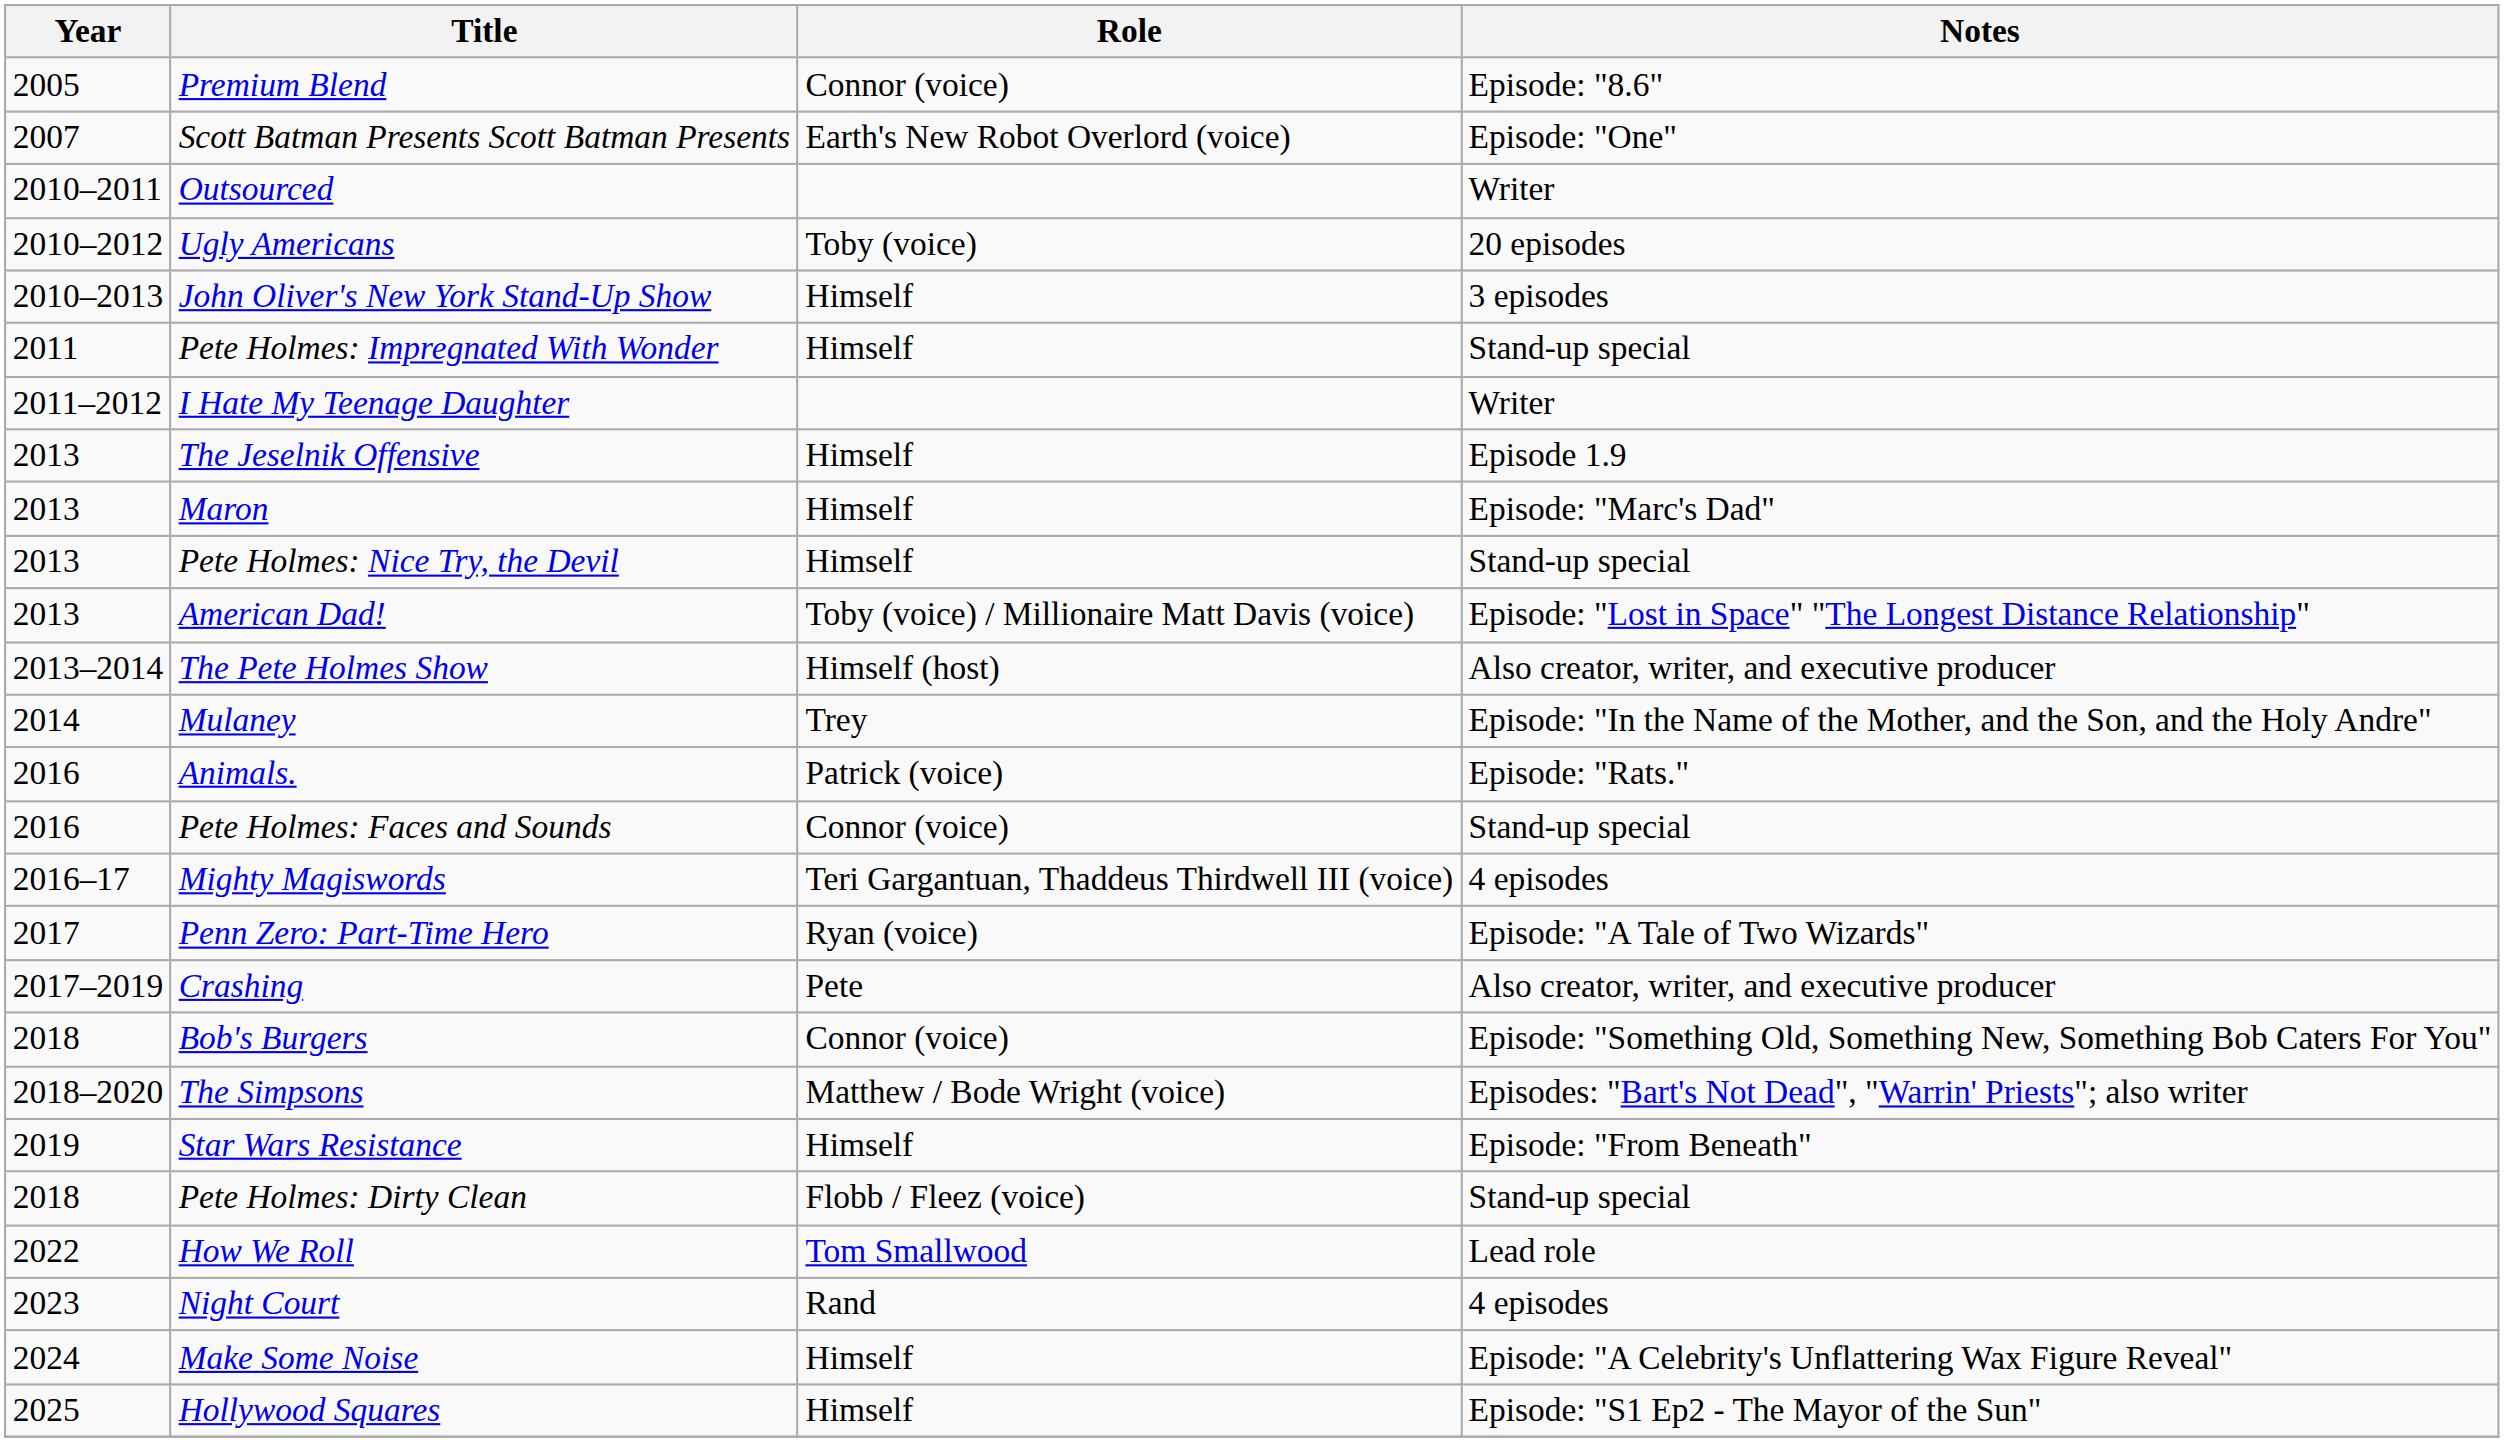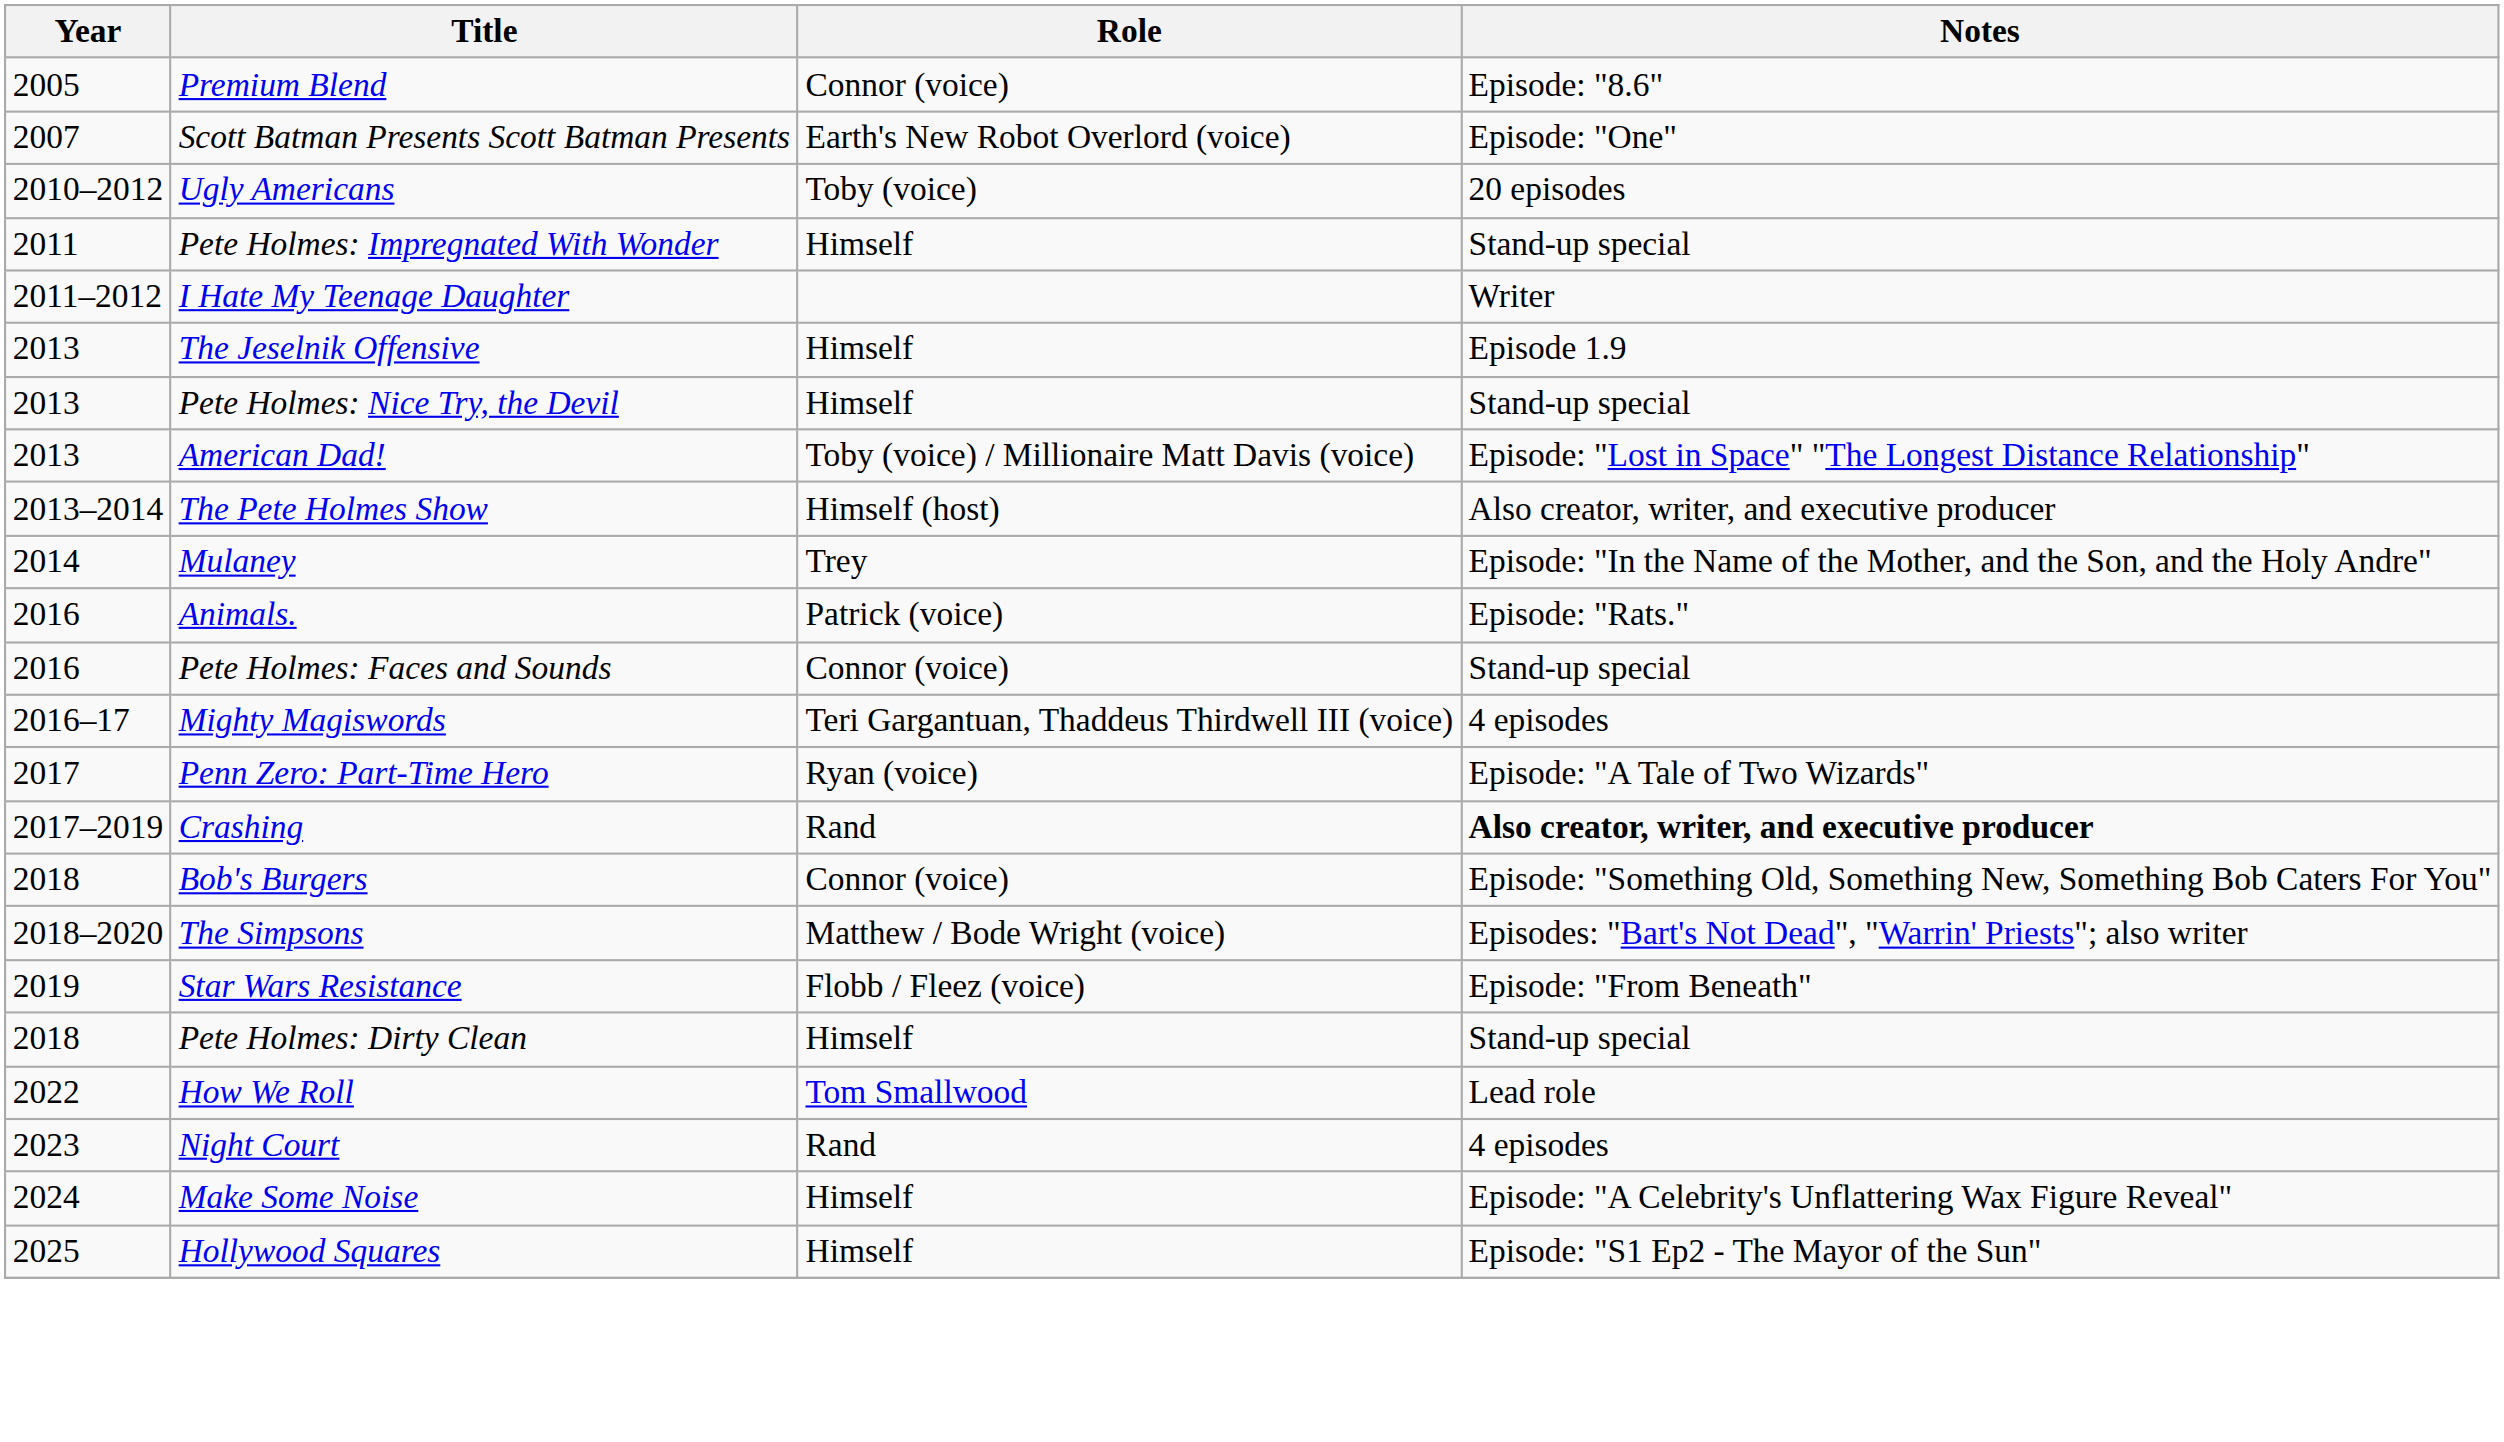- row: (256, 190)
- row: (445, 296)
- row: (224, 508)
(834, 985) Pete -> (841, 826) Rand
(1762, 985) normal -> (1781, 826) bold
(859, 1144) Himself -> (945, 985) Flobb / Fleez (voice)
(945, 1197) Flobb / Fleez (voice) -> (859, 1038) Himself
